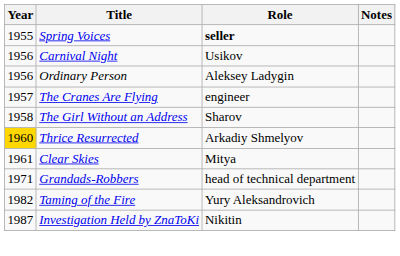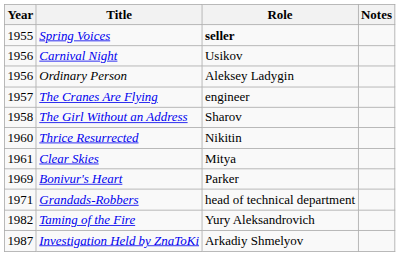(20, 138) gold background -> (20, 138) no background
(254, 138) Arkadiy Shmelyov -> (223, 138) Nikitin
+ row: (81, 179)
(223, 220) Nikitin -> (254, 240) Arkadiy Shmelyov
